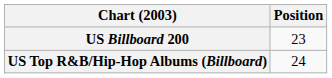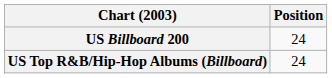(298, 38) 23 -> (298, 38) 24
